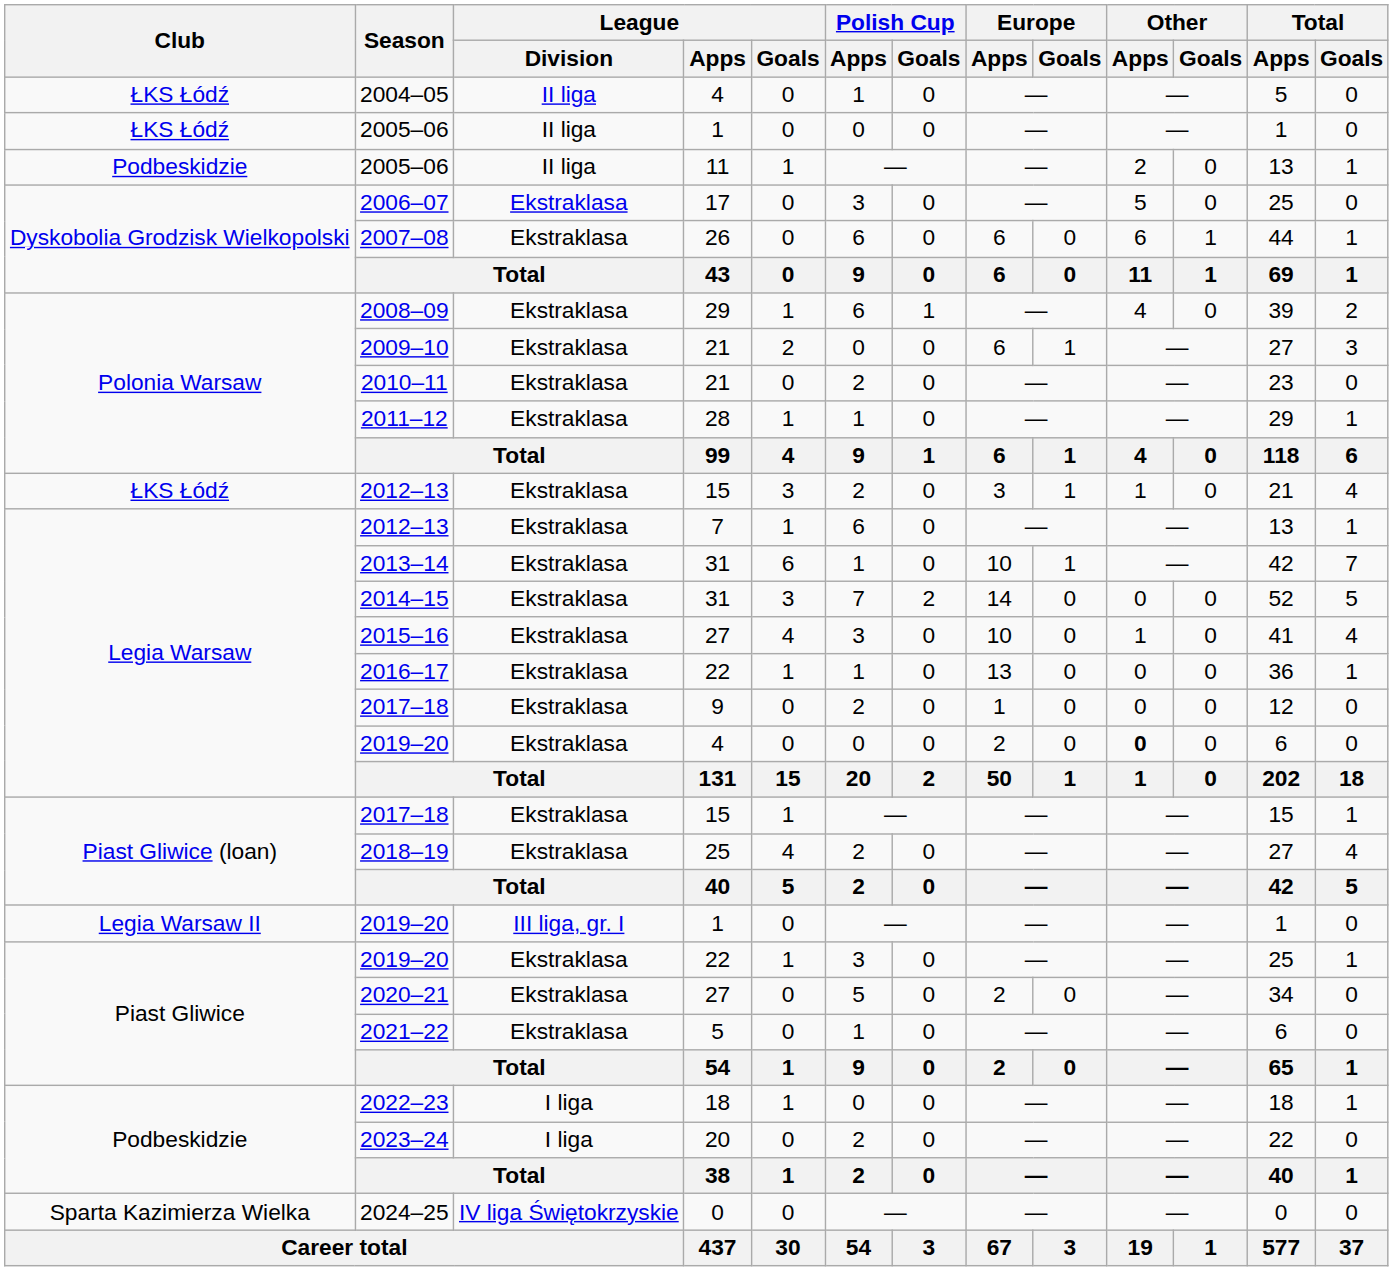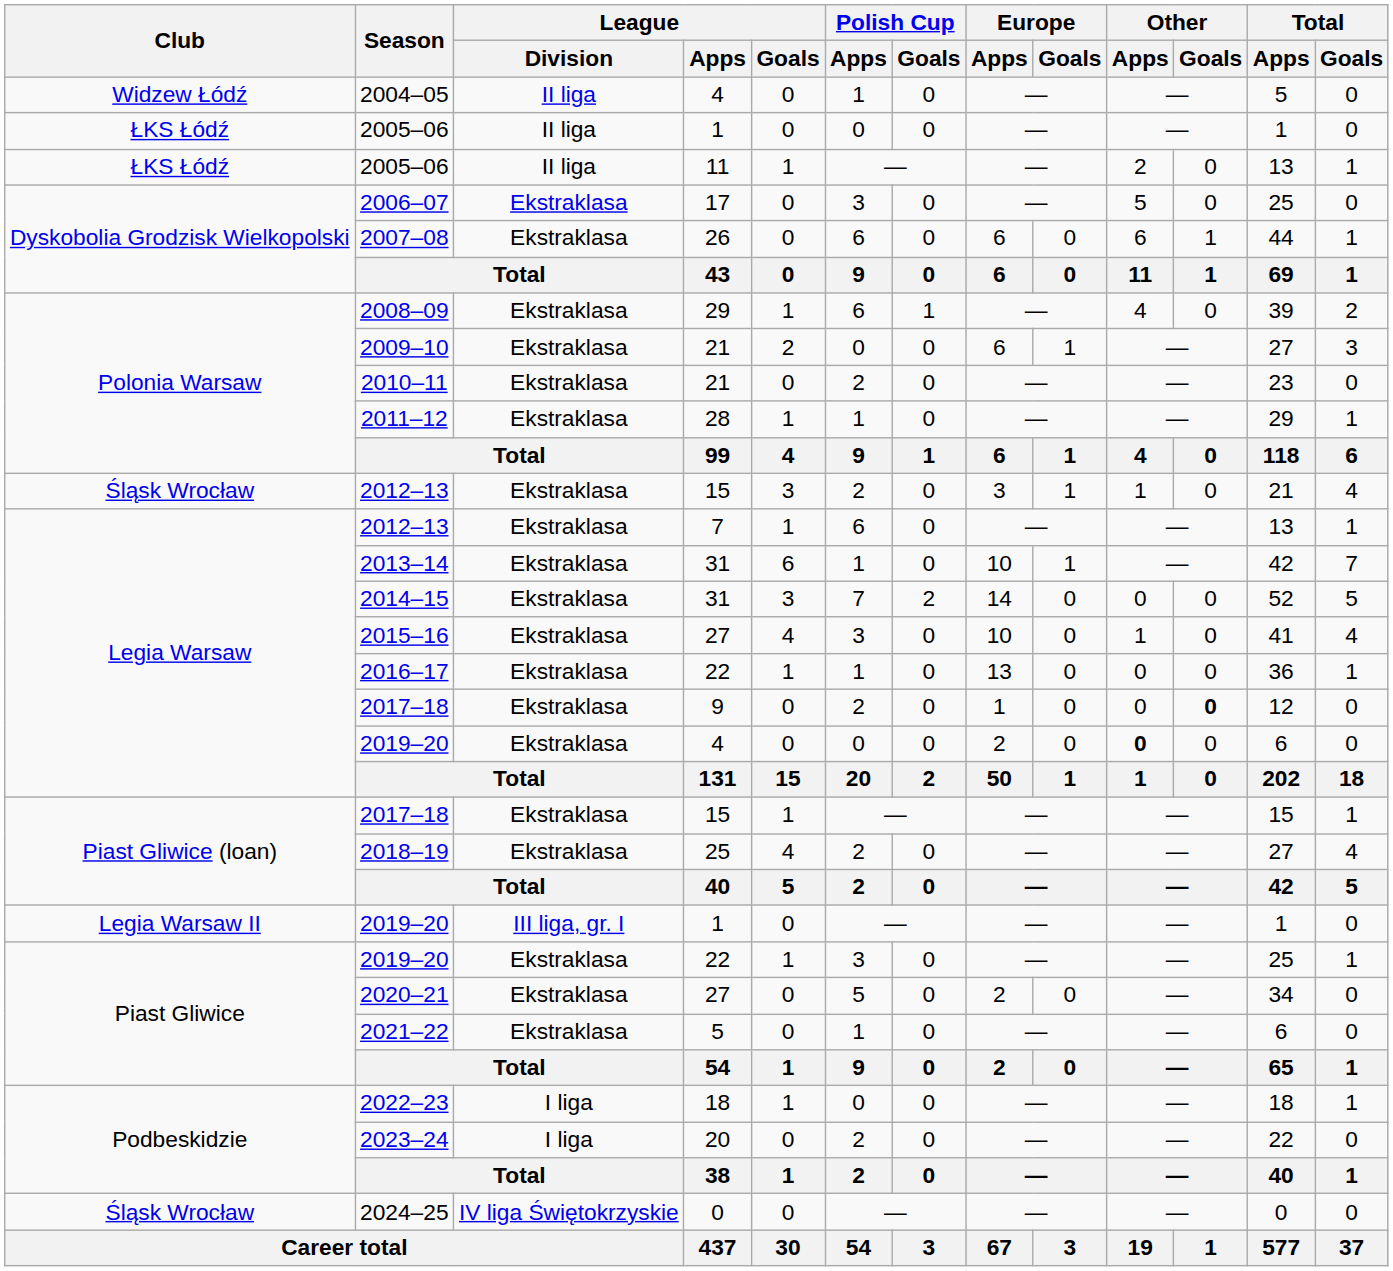(180, 94) ŁKS Łódź -> (180, 94) Widzew Łódź
(180, 166) Podbeskidzie -> (180, 166) ŁKS Łódź
(180, 490) ŁKS Łódź -> (180, 490) Śląsk Wrocław
(1211, 707) normal -> (1211, 707) bold
(180, 1211) Sparta Kazimierza Wielka -> (180, 1211) Śląsk Wrocław
